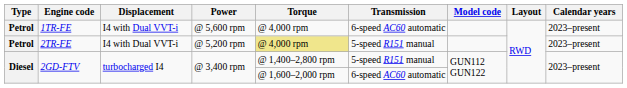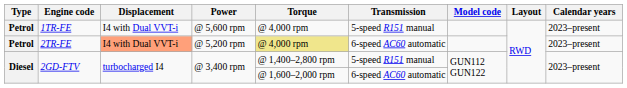(398, 28) 6-speed AC60 automatic -> (393, 28) 5-speed R151 manual
(140, 43) no background -> (140, 43) lightsalmon background
(393, 43) 5-speed R151 manual -> (398, 43) 6-speed AC60 automatic
